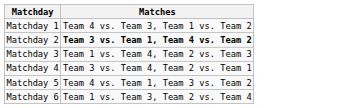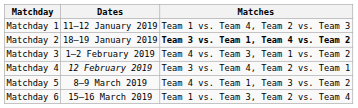+ column: (110, 11)
(157, 26) Team 4 vs. Team 3, Team 1 vs. Team 2 -> (256, 26) Team 1 vs. Team 4, Team 2 vs. Team 3
(157, 54) Team 1 vs. Team 4, Team 2 vs. Team 3 -> (256, 54) Team 4 vs. Team 3, Team 1 vs. Team 2
